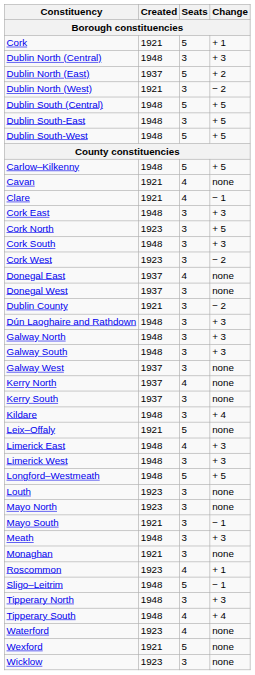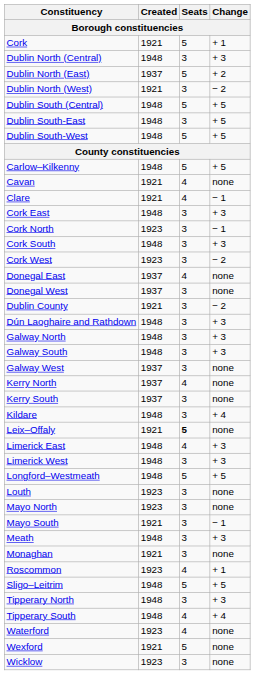(219, 228) + 5 -> (219, 228) − 1
(184, 430) normal -> (184, 430) bold
(219, 584) − 1 -> (219, 584) + 5
